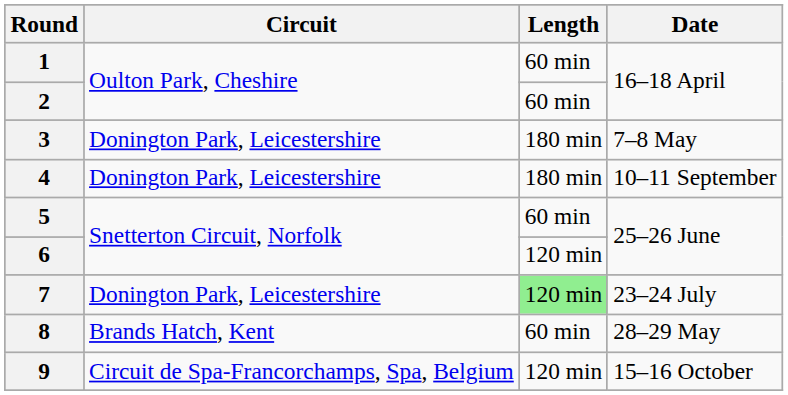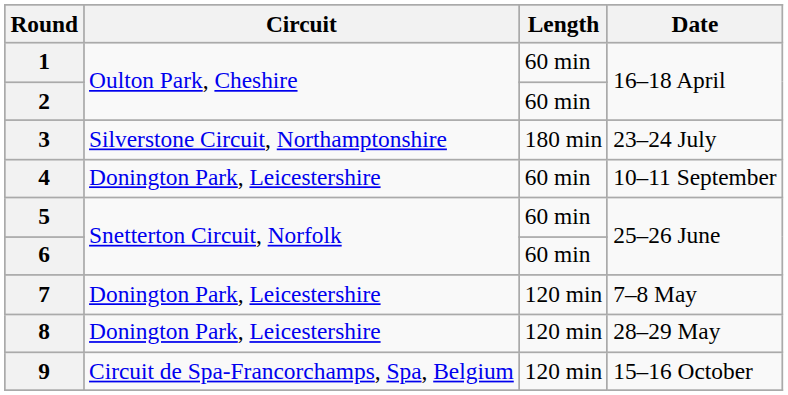(235, 139) Donington Park, Leicestershire -> (268, 139) Silverstone Circuit, Northamptonshire
(655, 139) 7–8 May -> (665, 139) 23–24 July
(563, 177) 180 min -> (558, 177) 60 min
(563, 254) 120 min -> (558, 254) 60 min
(563, 293) lightgreen background -> (563, 293) no background
(665, 293) 23–24 July -> (655, 293) 7–8 May
(182, 332) Brands Hatch, Kent -> (235, 332) Donington Park, Leicestershire
(558, 332) 60 min -> (563, 332) 120 min
